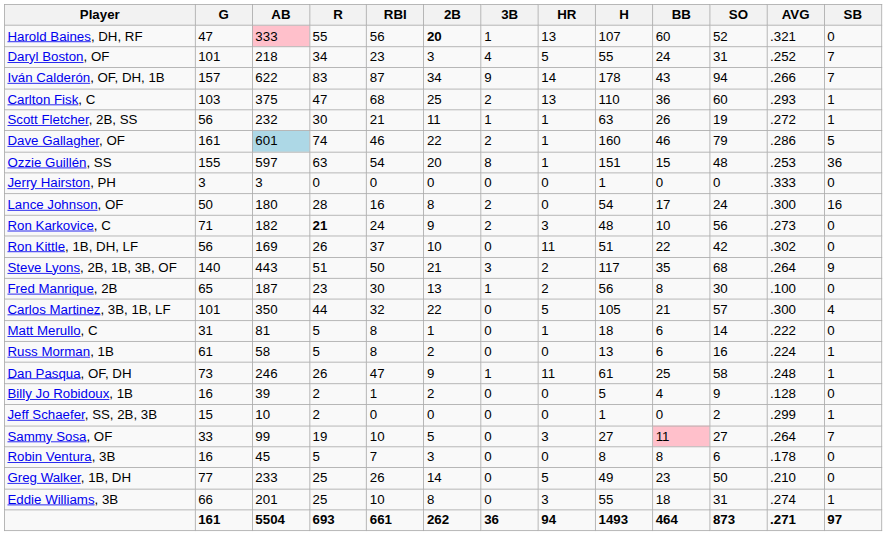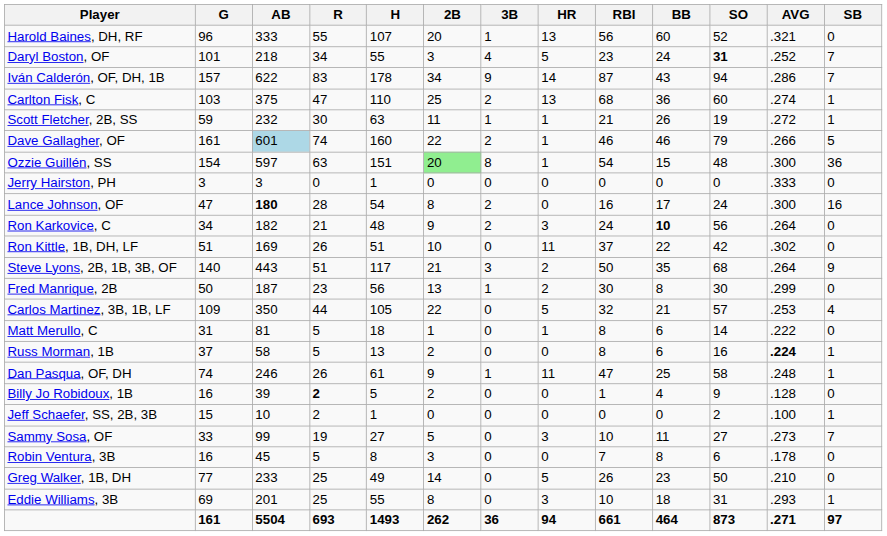columns swapped: (624, 15) <-> (395, 15)
(206, 36) 47 -> (206, 36) 96
(266, 36) pink background -> (266, 36) no background
(434, 36) bold -> (434, 36) normal
(720, 57) normal -> (720, 57) bold
(783, 78) .266 -> (783, 78) .286
(783, 99) .293 -> (783, 99) .274
(206, 120) 56 -> (206, 120) 59
(783, 141) .286 -> (783, 141) .266
(209, 162) 155 -> (209, 162) 154
(434, 162) no background -> (434, 162) lightgreen background
(783, 162) .253 -> (783, 162) .300
(206, 204) 50 -> (206, 204) 47
(266, 204) normal -> (266, 204) bold
(206, 225) 71 -> (206, 225) 34
(320, 225) bold -> (320, 225) normal
(663, 225) normal -> (663, 225) bold
(783, 225) .273 -> (783, 225) .264
(206, 246) 56 -> (206, 246) 51
(206, 288) 65 -> (206, 288) 50
(783, 288) .100 -> (783, 288) .299
(209, 309) 101 -> (209, 309) 109
(783, 309) .300 -> (783, 309) .253
(206, 352) 61 -> (206, 352) 37
(783, 352) normal -> (783, 352) bold
(206, 373) 73 -> (206, 373) 74
(316, 394) normal -> (316, 394) bold
(783, 415) .299 -> (783, 415) .100
(663, 436) pink background -> (663, 436) no background
(783, 436) .264 -> (783, 436) .273
(206, 499) 66 -> (206, 499) 69
(783, 499) .274 -> (783, 499) .293
